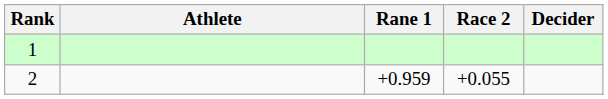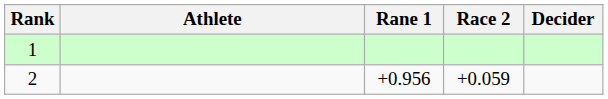(404, 79) +0.959 -> (404, 79) +0.956
(483, 79) +0.055 -> (483, 79) +0.059
